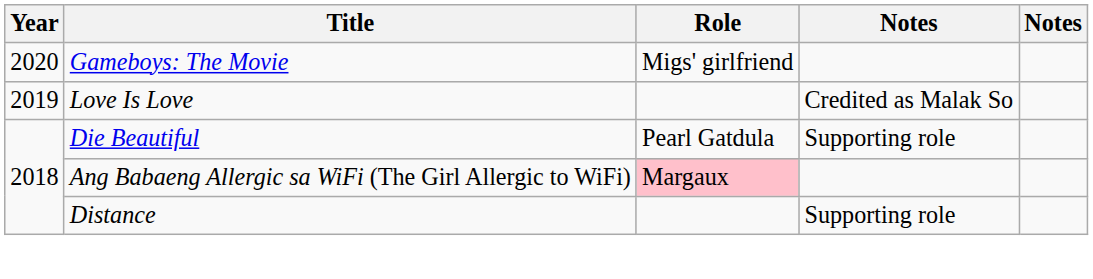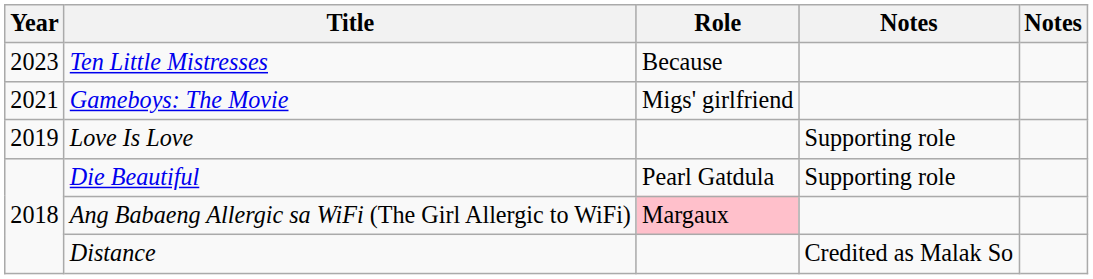+ row: (169, 61)
(34, 61) 2020 -> (34, 100) 2021
(909, 100) Credited as Malak So -> (880, 138) Supporting role
(880, 215) Supporting role -> (909, 253) Credited as Malak So
